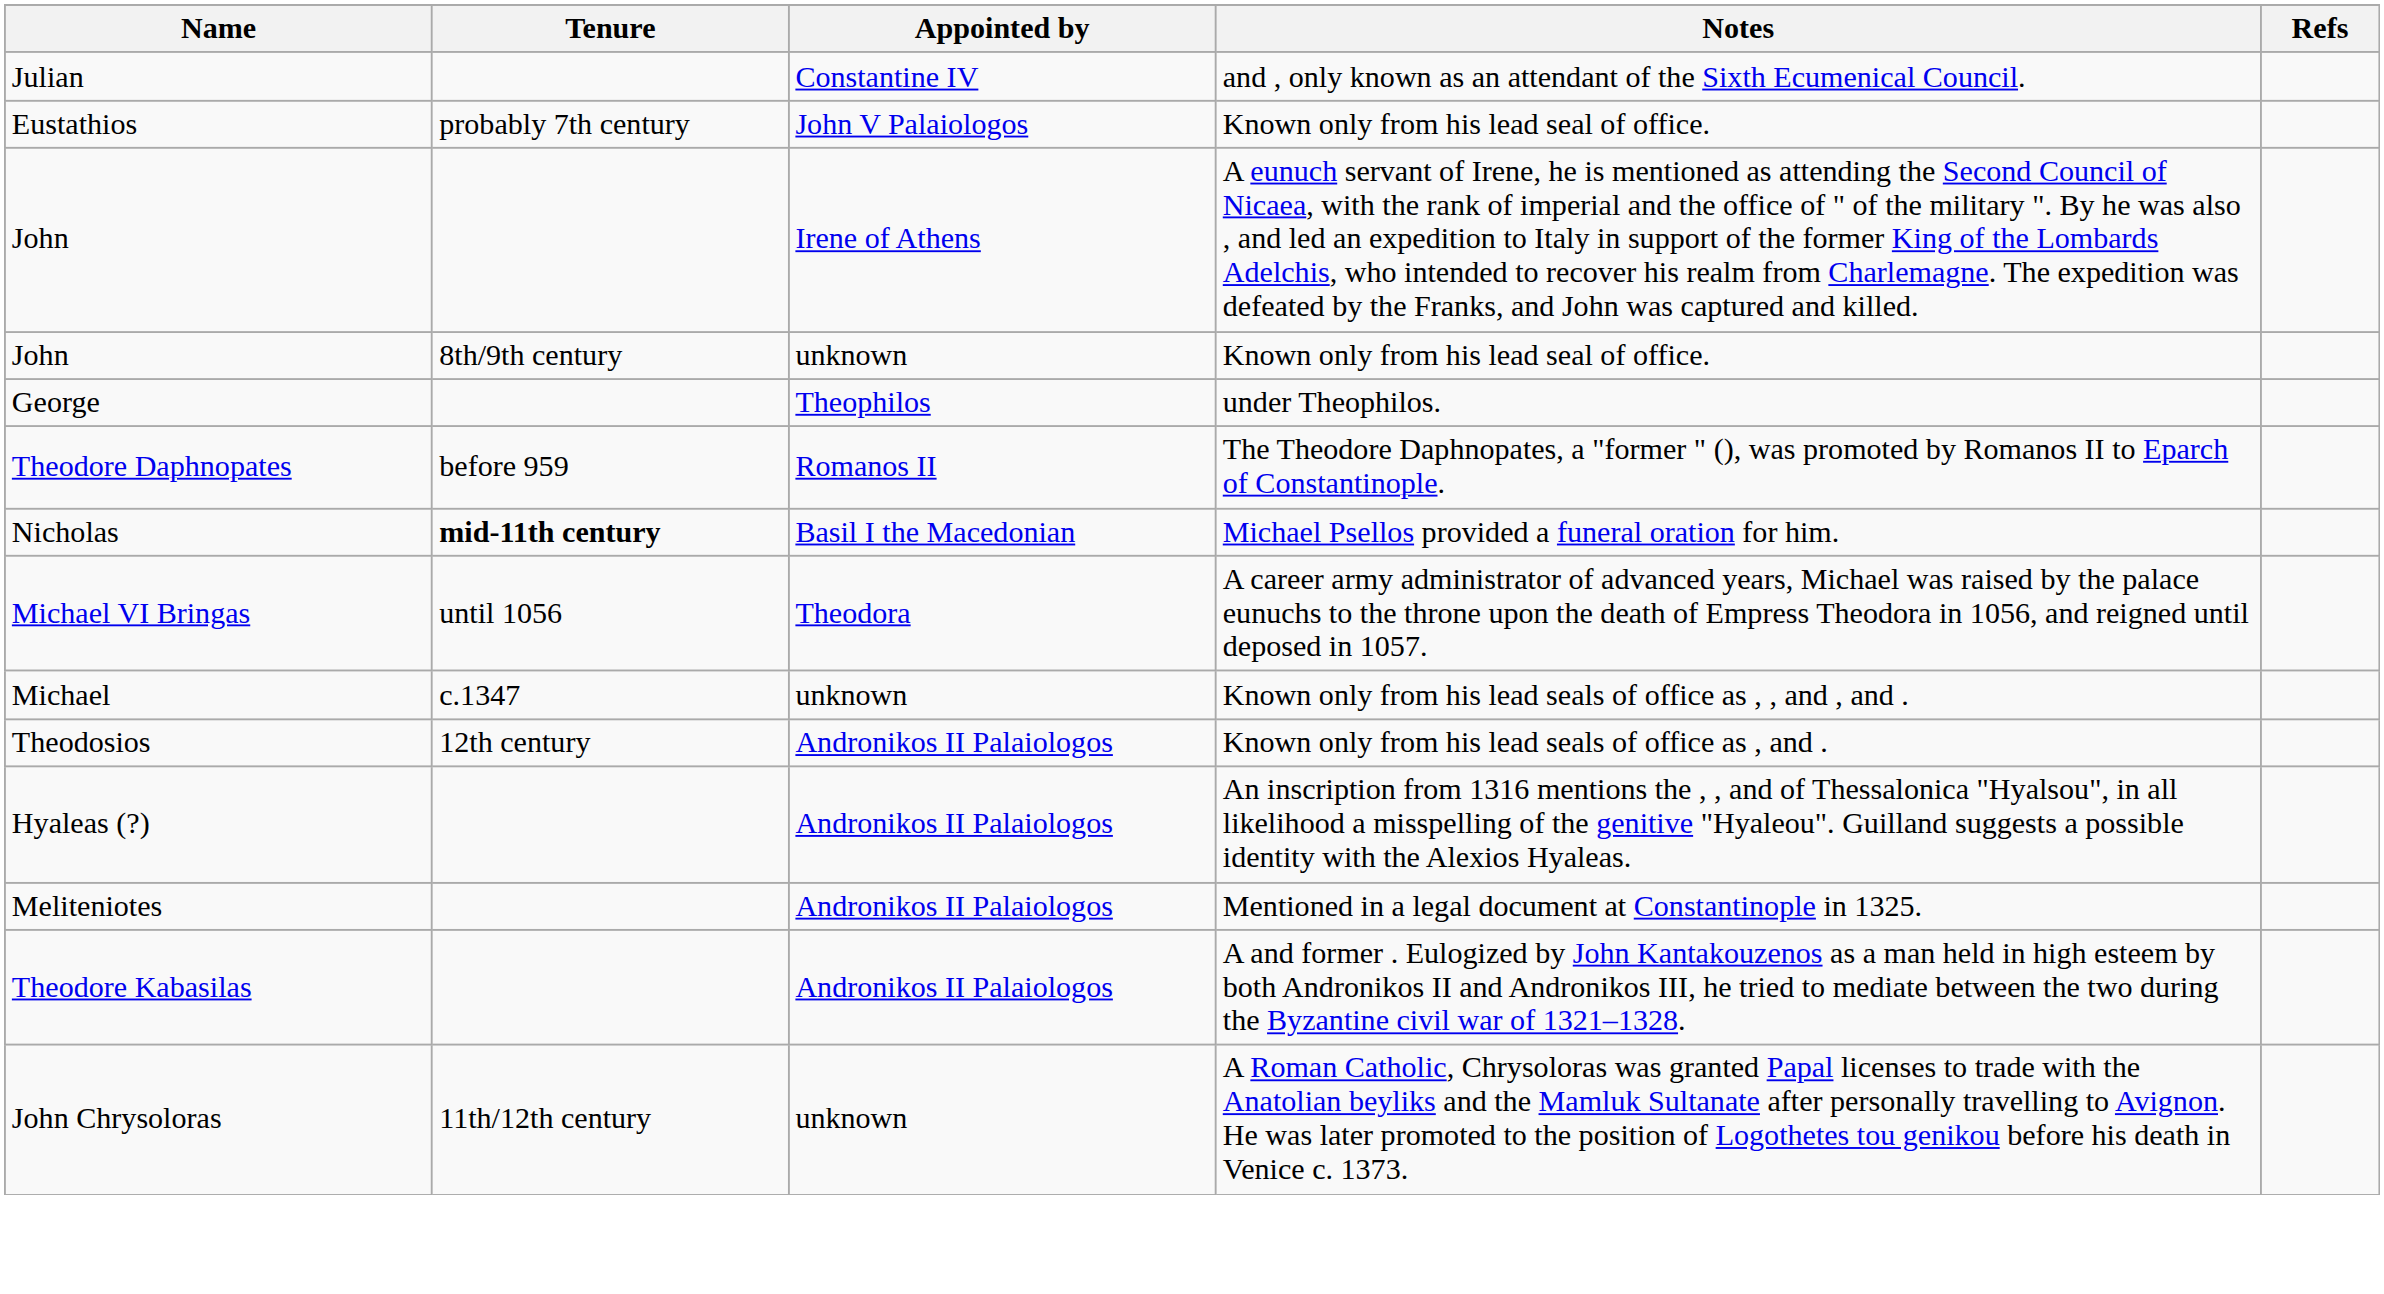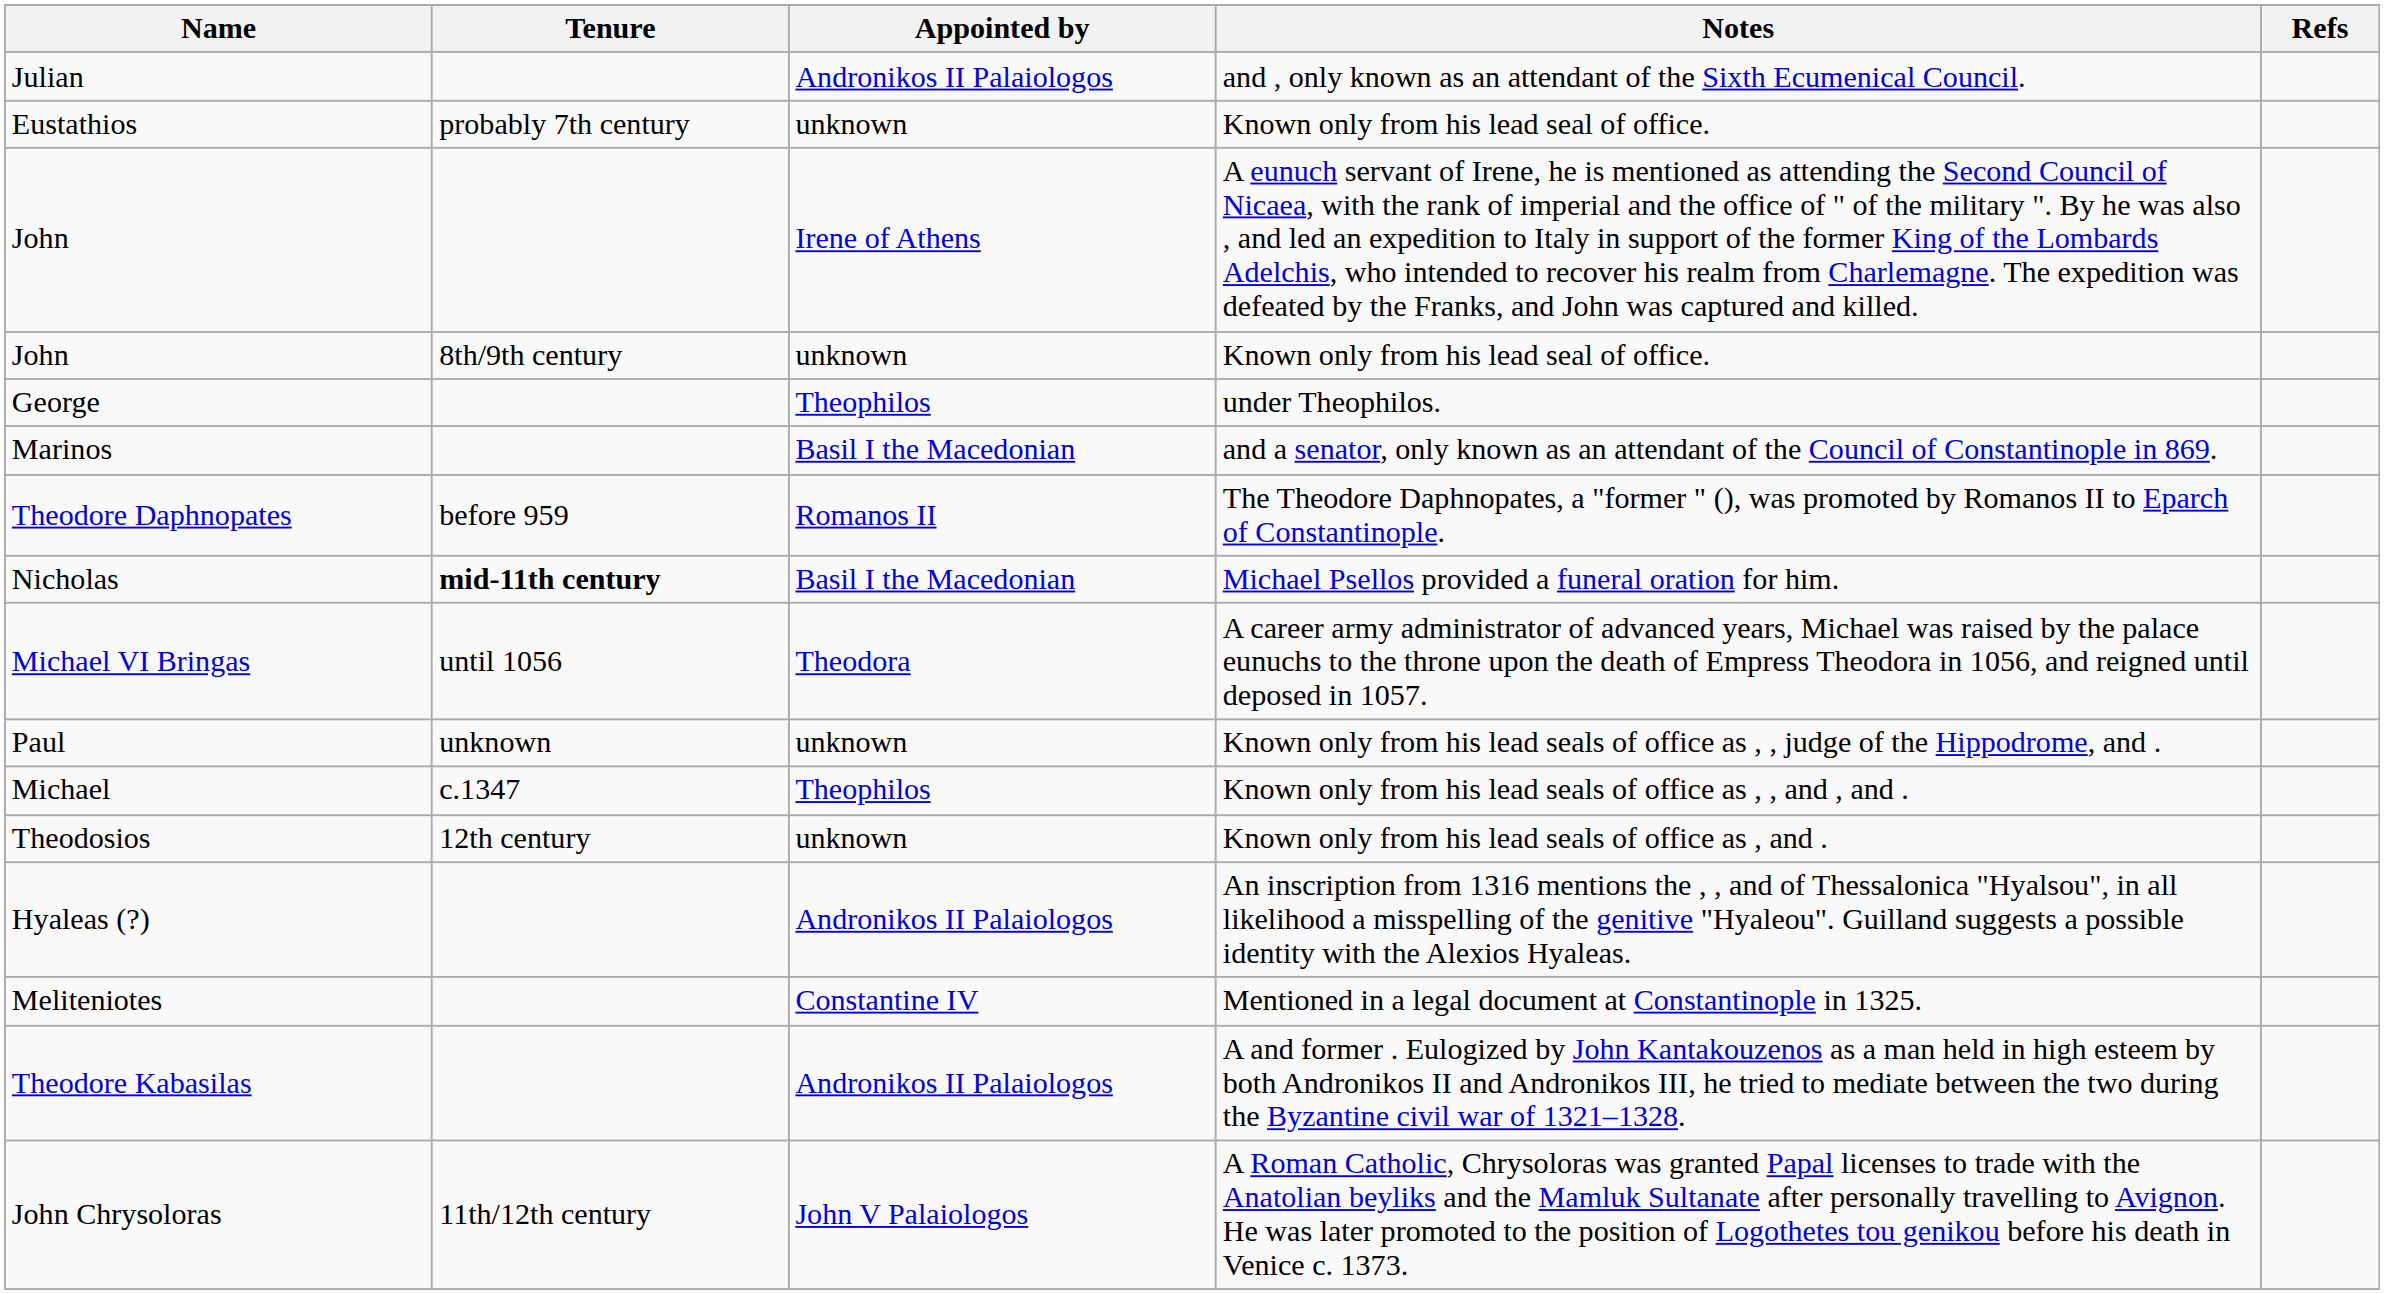(887, 76) Constantine IV -> (954, 76) Andronikos II Palaiologos
(912, 123) John V Palaiologos -> (851, 123) unknown
+ row: (62, 449)
+ row: (39, 742)
(851, 694) unknown -> (863, 789) Theophilos
(954, 742) Andronikos II Palaiologos -> (851, 837) unknown
(954, 905) Andronikos II Palaiologos -> (887, 1000) Constantine IV
(851, 1119) unknown -> (912, 1214) John V Palaiologos
